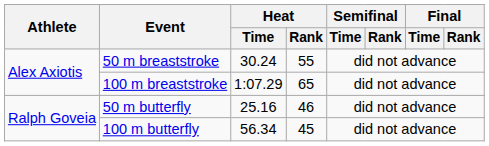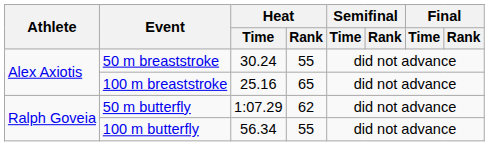(258, 84) 1:07.29 -> (258, 84) 25.16
(258, 107) 25.16 -> (258, 107) 1:07.29
(306, 107) 46 -> (306, 107) 62
(306, 130) 45 -> (306, 130) 55
